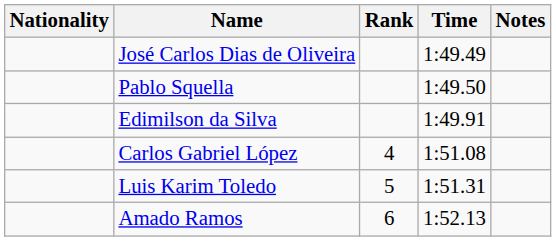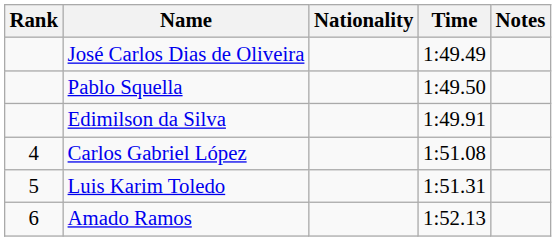columns swapped: (389, 20) <-> (59, 20)
